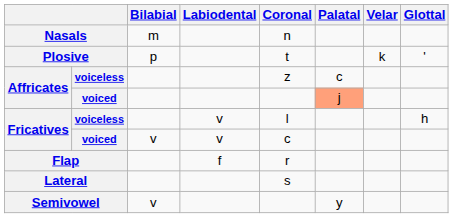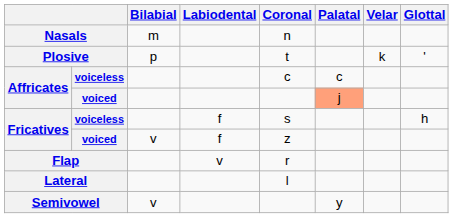(287, 77) z -> (287, 77) c
(220, 118) v -> (220, 118) f
(287, 118) l -> (287, 118) s
(220, 139) v -> (220, 139) f
(287, 139) c -> (287, 139) z
(220, 160) f -> (220, 160) v
(287, 181) s -> (287, 181) l
